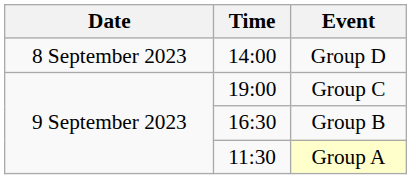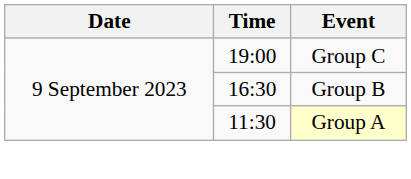- row: (348, 55)
